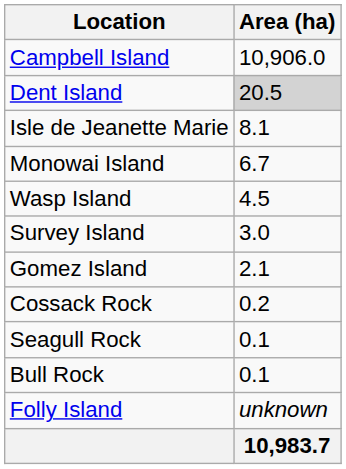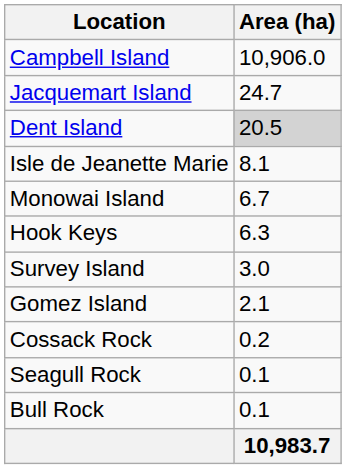+ row: (101, 92)
+ row: (64, 233)
- row: (71, 198)
- row: (66, 410)
